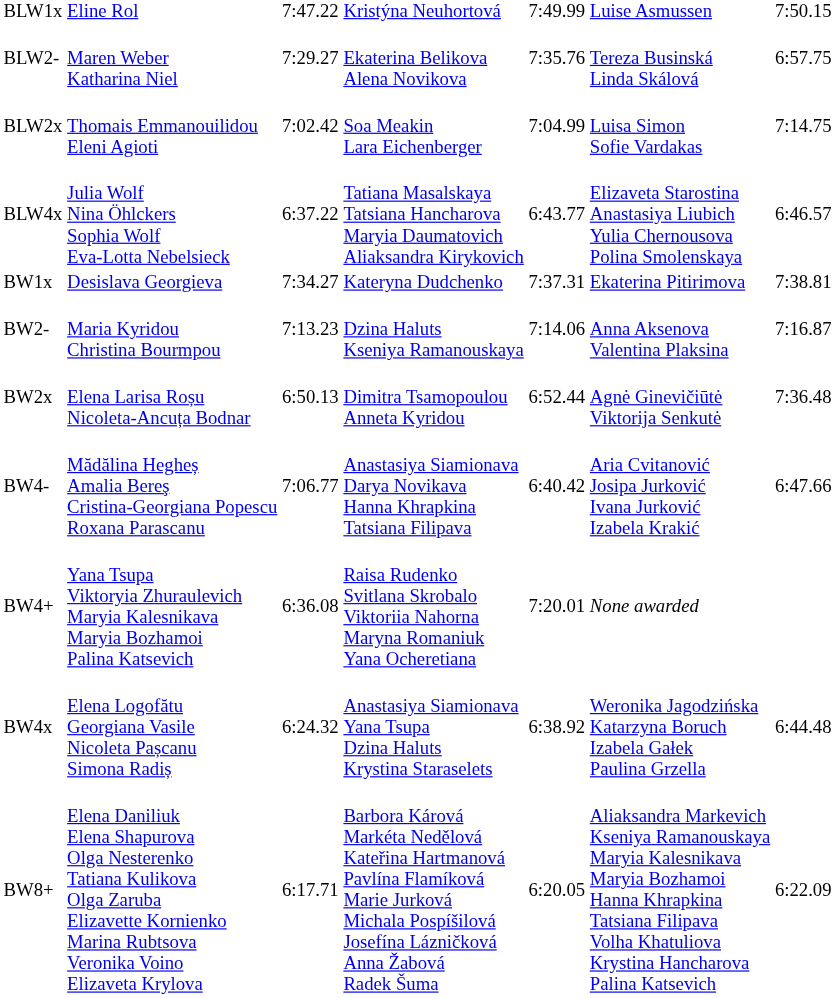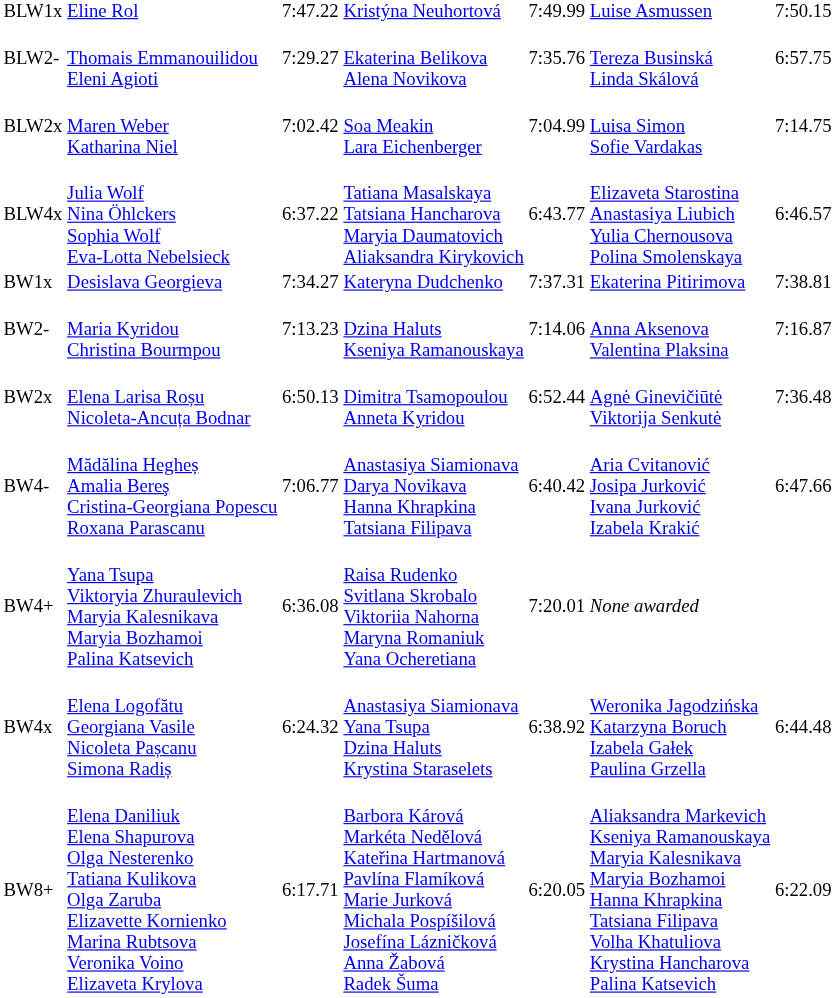(122, 68) Maren Weber Katharina Niel -> (163, 68) Thomais Emmanouilidou Eleni Agioti
(163, 136) Thomais Emmanouilidou Eleni Agioti -> (122, 136) Maren Weber Katharina Niel
